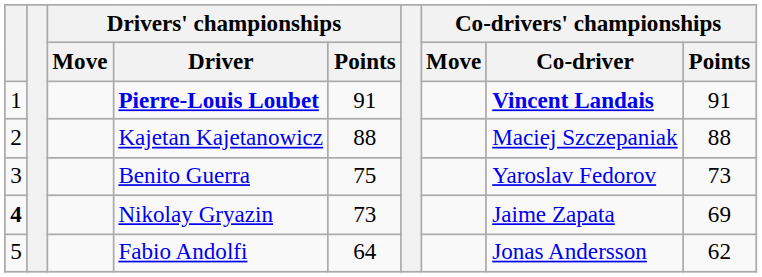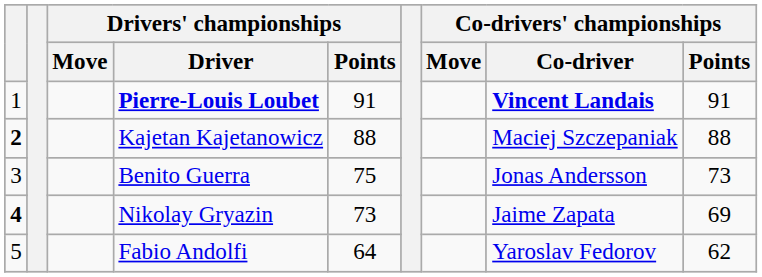(16, 137) normal -> (16, 137) bold
(574, 175) Yaroslav Fedorov -> (570, 175) Jonas Andersson
(570, 252) Jonas Andersson -> (574, 252) Yaroslav Fedorov
